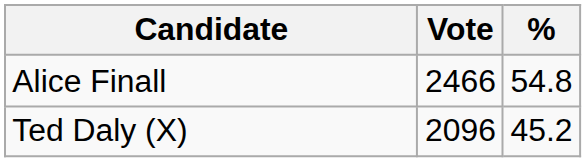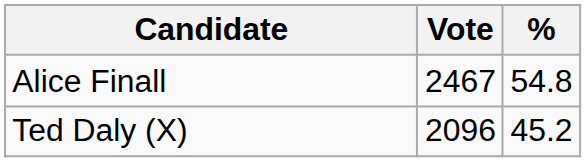(460, 80) 2466 -> (460, 80) 2467
